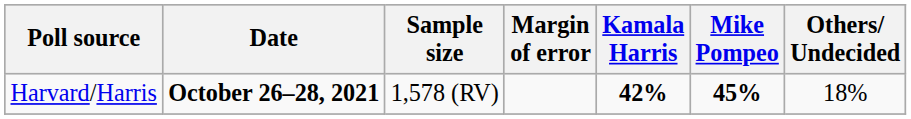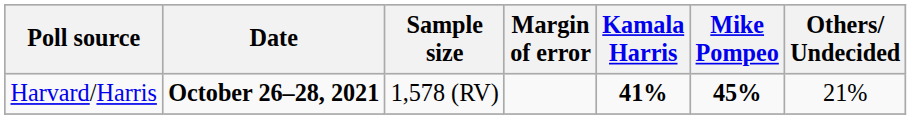(643, 93) 42% -> (643, 93) 41%
(845, 93) 18% -> (845, 93) 21%
